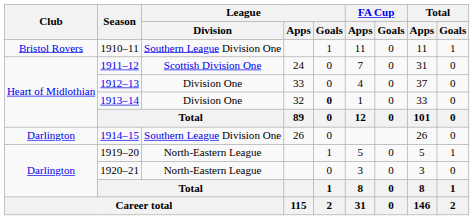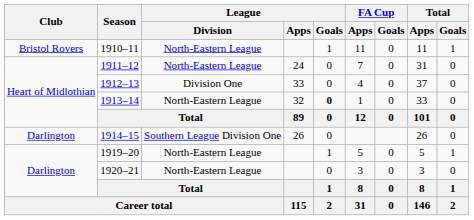(213, 48) Southern League Division One -> (213, 48) North-Eastern League
(213, 65) Scottish Division One -> (213, 65) North-Eastern League
(213, 100) Division One -> (213, 100) North-Eastern League
